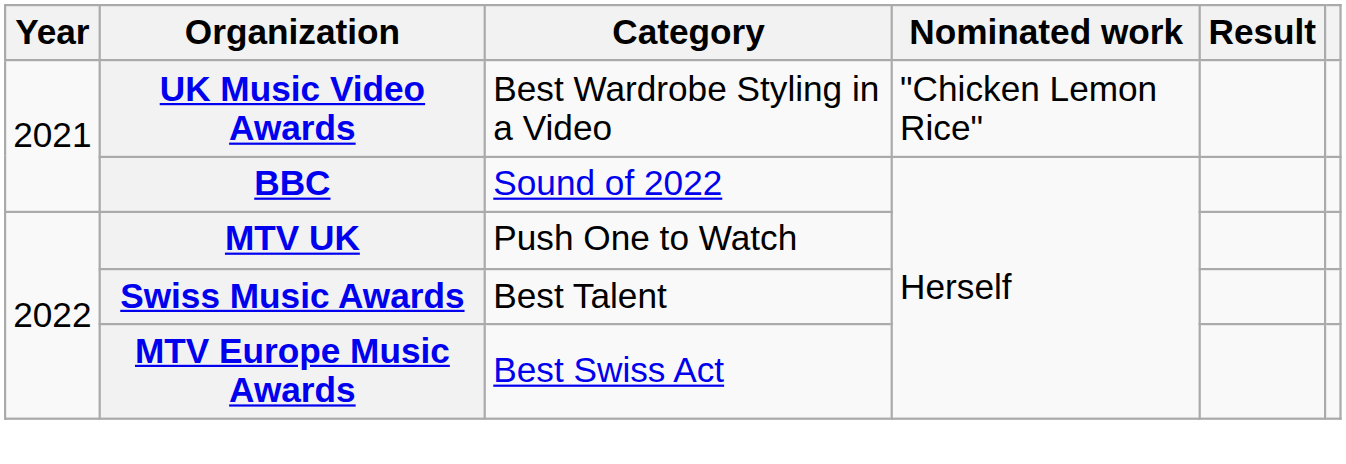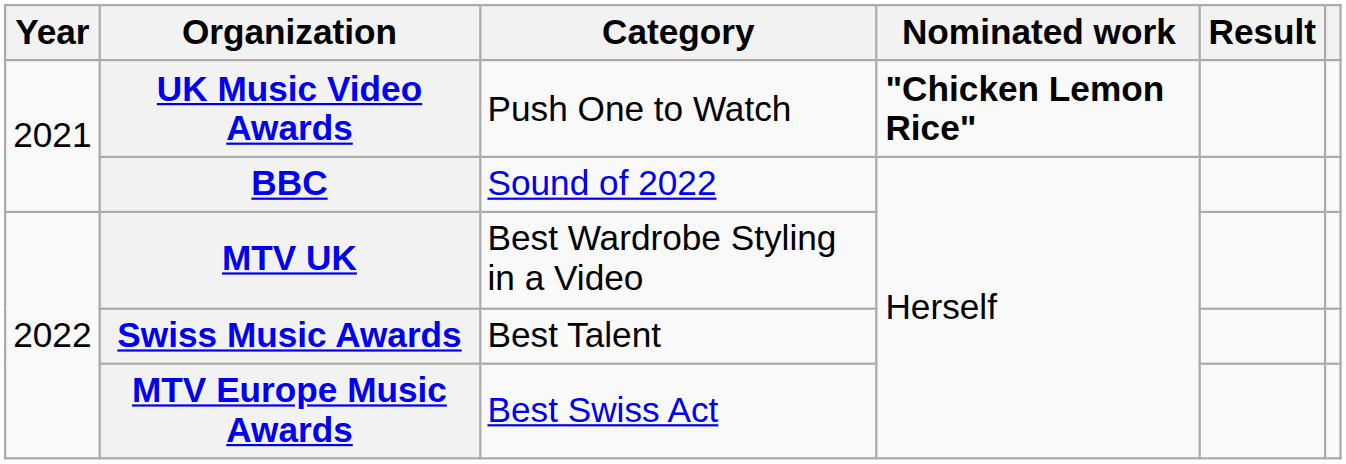(686, 108) Best Wardrobe Styling in a Video -> (639, 108) Push One to Watch
(1029, 108) normal -> (1025, 108) bold
(645, 239) Push One to Watch -> (662, 259) Best Wardrobe Styling in a Video
